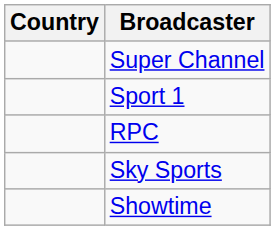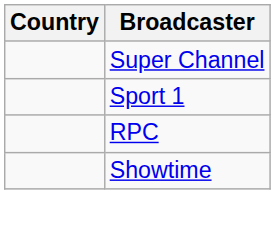- row: (166, 170)
